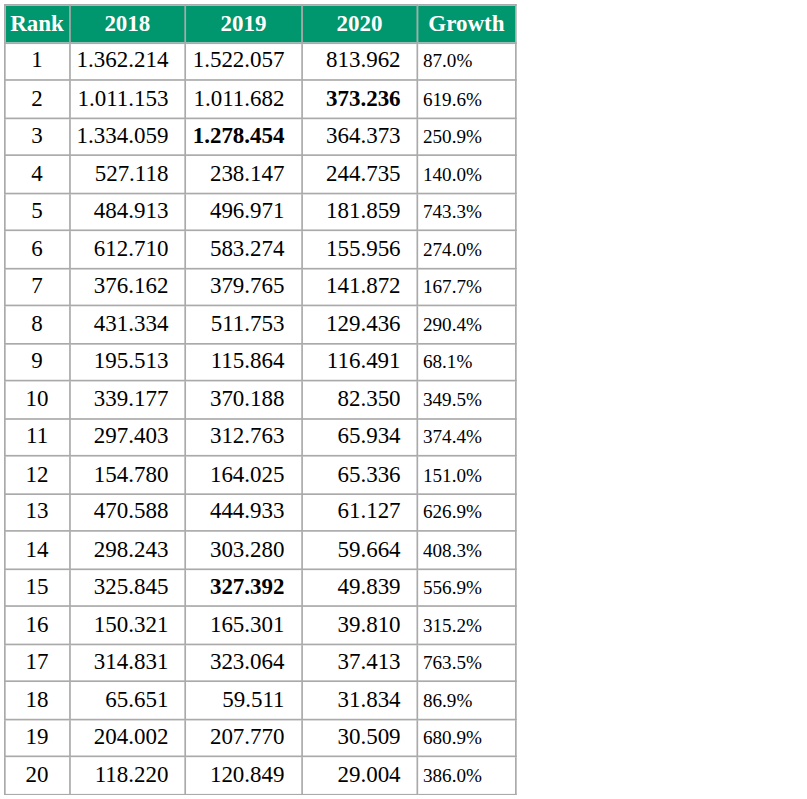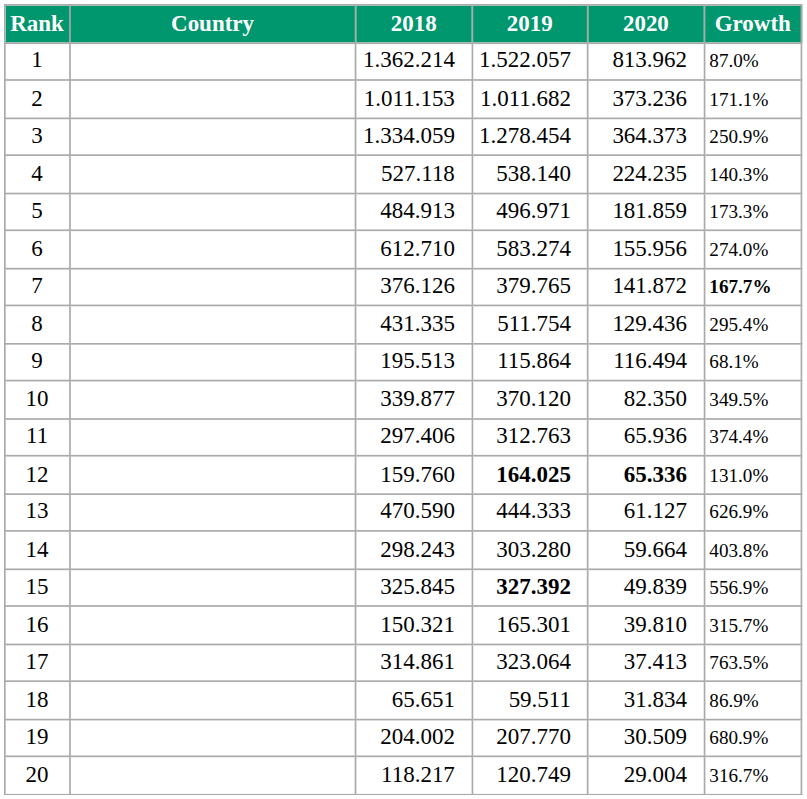+ column: (213, 23)
(369, 98) bold -> (655, 98) normal
(452, 99) 619.6% -> (739, 99) 171.1%
(244, 135) bold -> (531, 135) normal
(253, 173) 238.147 -> (539, 173) 538.140
(369, 173) 244.735 -> (655, 173) 224.235
(452, 174) 140.0% -> (739, 174) 140.3%
(452, 211) 743.3% -> (739, 211) 173.3%
(137, 286) 376.162 -> (423, 286) 376.126
(452, 286) normal -> (740, 286) bold
(137, 323) 431.334 -> (423, 323) 431.335
(253, 323) 511.753 -> (540, 323) 511.754
(452, 324) 290.4% -> (739, 324) 295.4%
(369, 361) 116.491 -> (656, 361) 116.494
(137, 398) 339.177 -> (423, 398) 339.877
(253, 398) 370.188 -> (539, 398) 370.120
(137, 436) 297.403 -> (423, 436) 297.406
(375, 436) 65.934 -> (661, 436) 65.936
(137, 473) 154.780 -> (423, 473) 159.760
(253, 473) normal -> (539, 473) bold
(375, 473) normal -> (661, 473) bold
(452, 474) 151.0% -> (739, 474) 131.0%
(137, 511) 470.588 -> (423, 511) 470.590
(253, 511) 444.933 -> (539, 511) 444.333
(452, 549) 408.3% -> (739, 549) 403.8%
(452, 625) 315.2% -> (739, 625) 315.7%
(137, 661) 314.831 -> (423, 661) 314.861
(137, 774) 118.220 -> (424, 774) 118.217
(253, 774) 120.849 -> (539, 774) 120.749
(452, 775) 386.0% -> (739, 775) 316.7%
